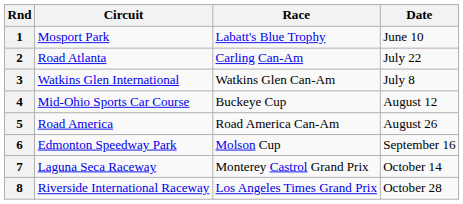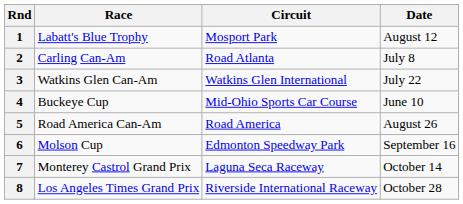columns swapped: (296, 15) <-> (124, 15)
(403, 37) June 10 -> (410, 37) August 12
(402, 58) July 22 -> (399, 58) July 8
(399, 80) July 8 -> (402, 80) July 22
(410, 102) August 12 -> (403, 102) June 10
